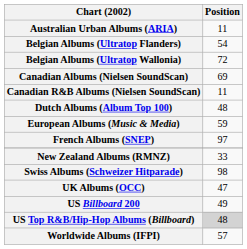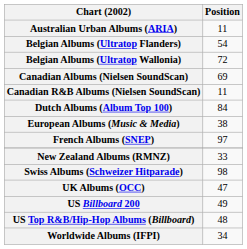(222, 108) 48 -> (222, 108) 84
(222, 124) 59 -> (222, 124) 38
(222, 220) lightgrey background -> (222, 220) no background
(222, 236) 57 -> (222, 236) 34
